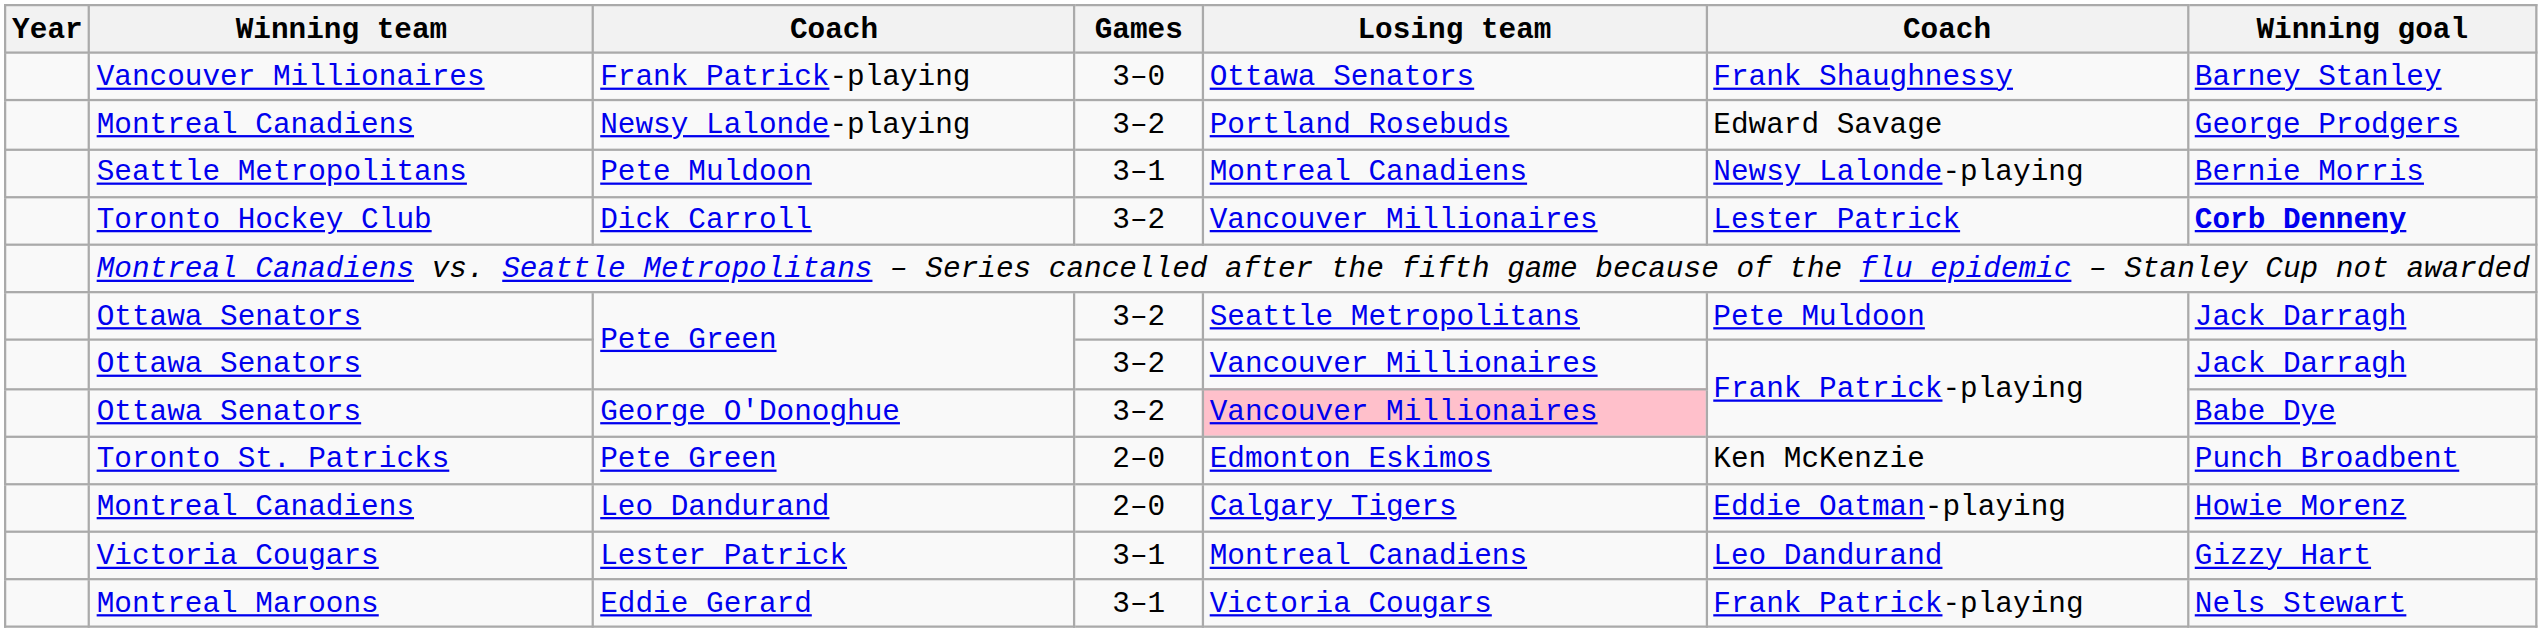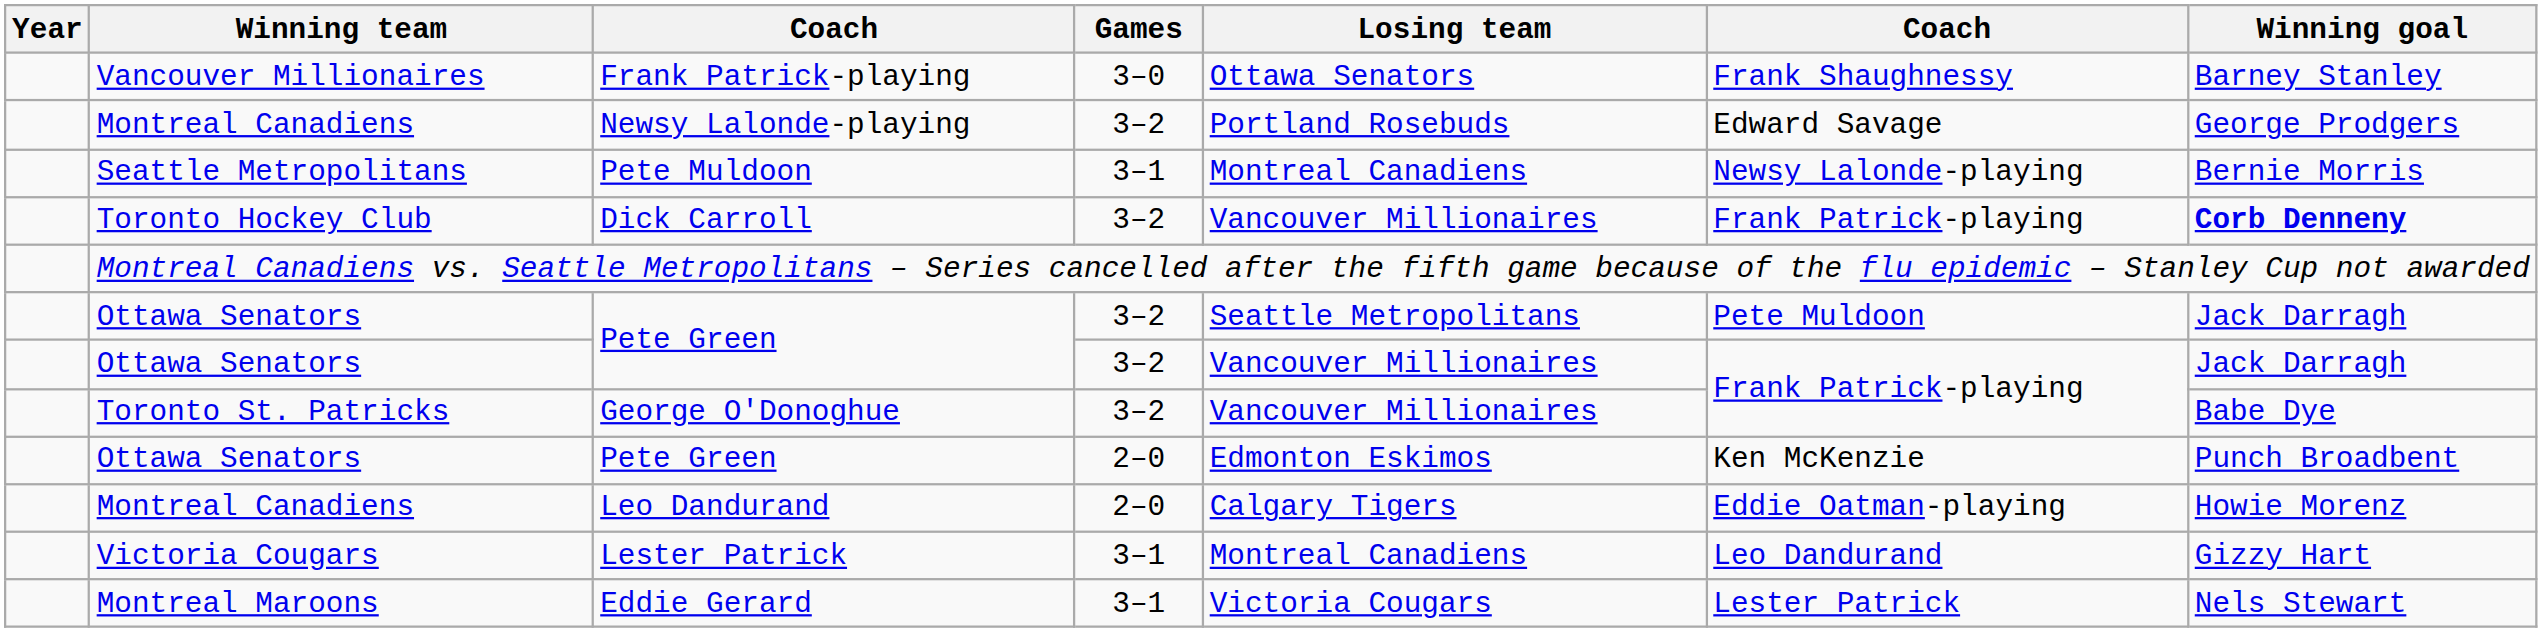(1837, 221) Lester Patrick -> (1898, 221) Frank Patrick-playing
(229, 412) Ottawa Senators -> (273, 412) Toronto St. Patricks
(1404, 412) pink background -> (1404, 412) no background
(273, 460) Toronto St. Patricks -> (229, 460) Ottawa Senators
(1898, 604) Frank Patrick-playing -> (1837, 604) Lester Patrick
